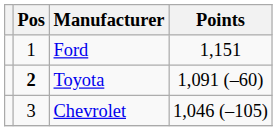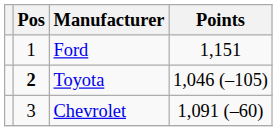(220, 80) 1,091 (–60) -> (220, 80) 1,046 (–105)
(220, 110) 1,046 (–105) -> (220, 110) 1,091 (–60)
